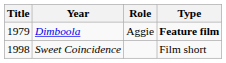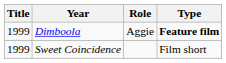(18, 31) 1979 -> (18, 31) 1999
(18, 49) 1998 -> (18, 49) 1999
